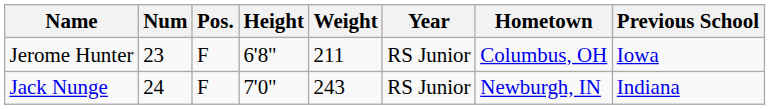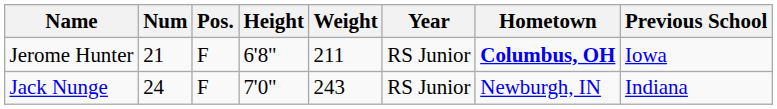(154, 54) 23 -> (154, 54) 21
(544, 54) normal -> (548, 54) bold
